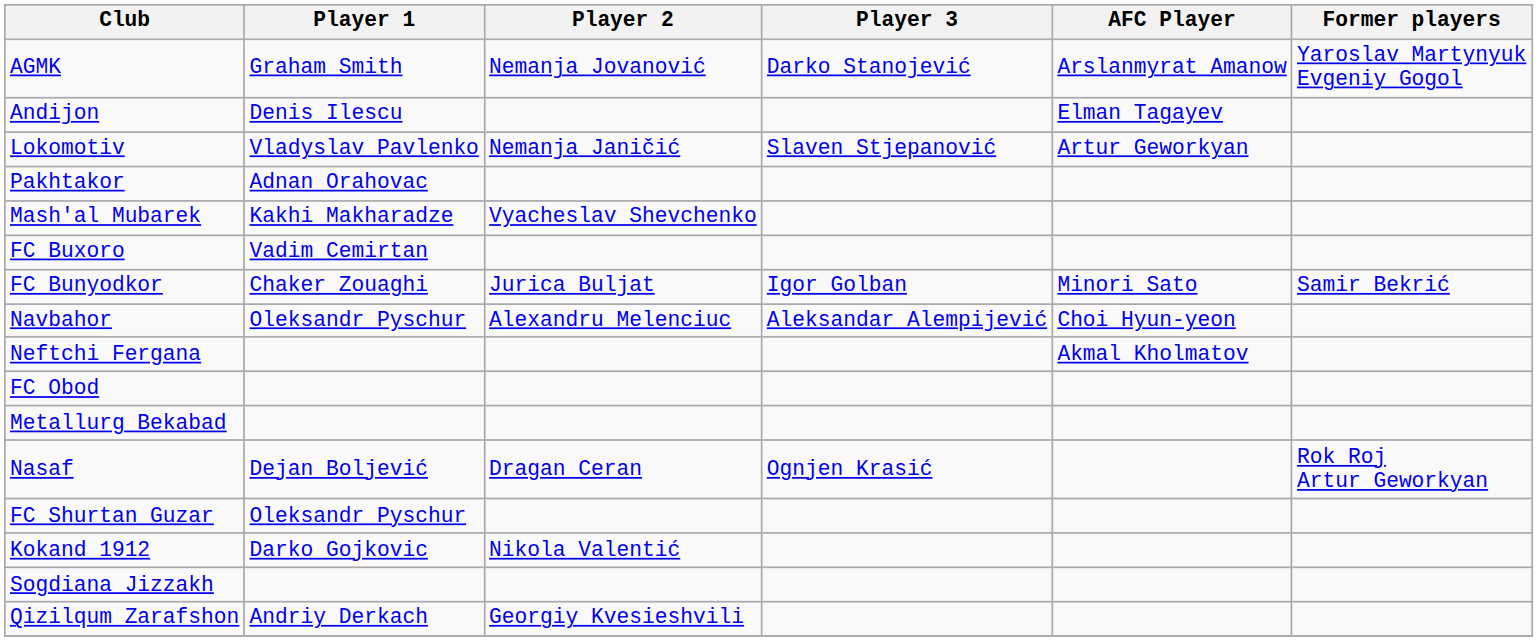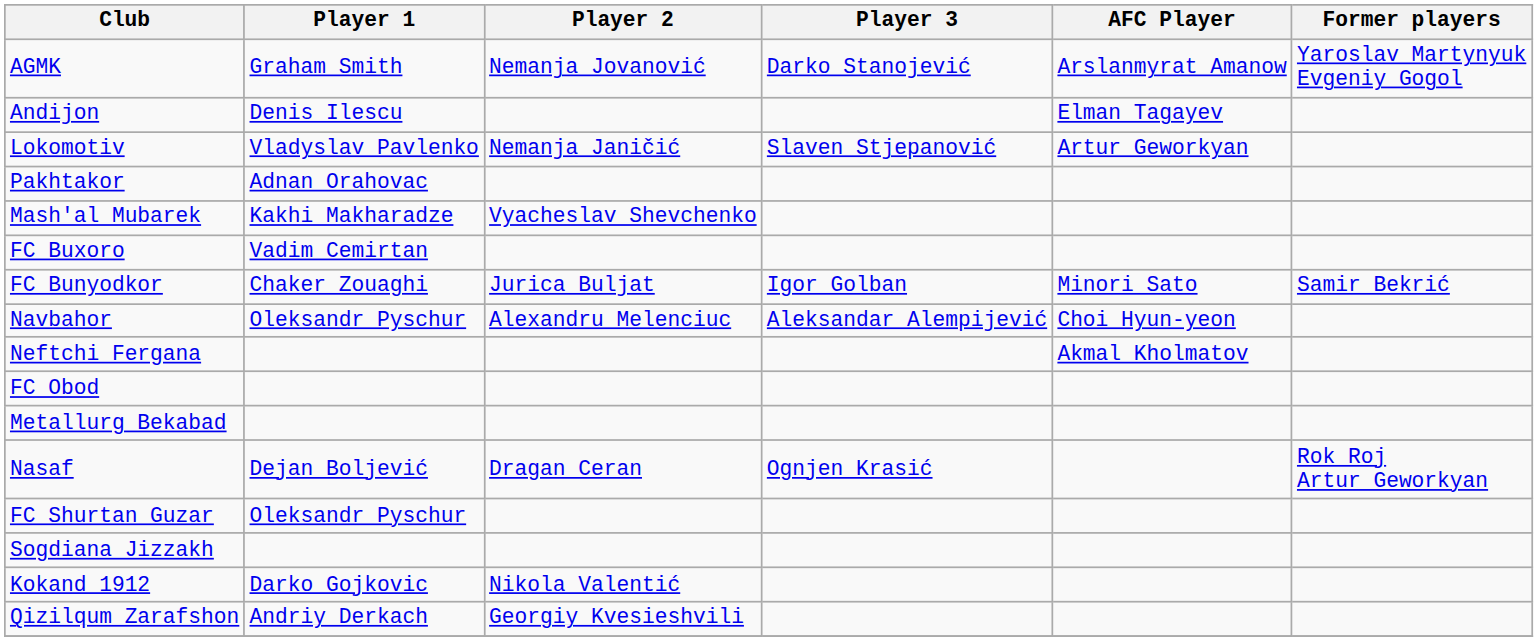rows swapped: (80, 551) <-> (112, 585)
